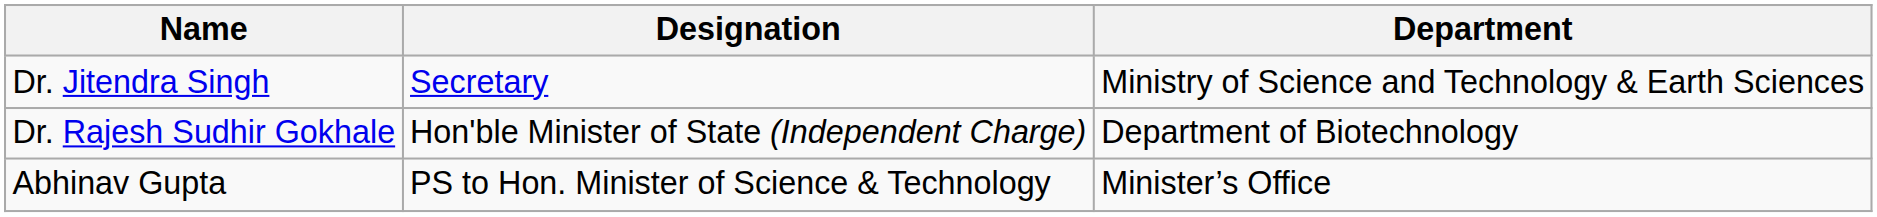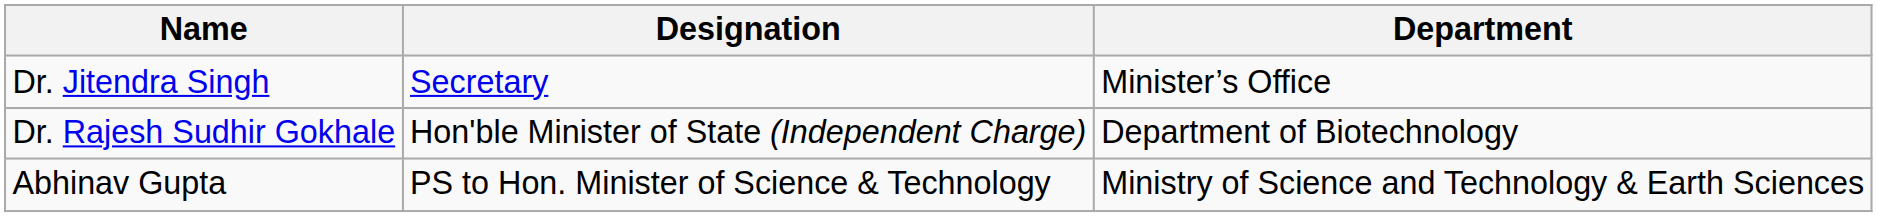(1483, 81) Ministry of Science and Technology & Earth Sciences -> (1216, 81) Minister’s Office
(1216, 183) Minister’s Office -> (1483, 183) Ministry of Science and Technology & Earth Sciences
